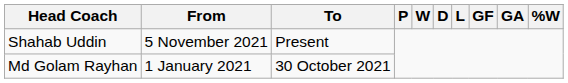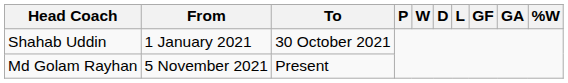(206, 41) 5 November 2021 -> (198, 41) 1 January 2021
(302, 41) Present -> (333, 41) 30 October 2021
(198, 66) 1 January 2021 -> (206, 66) 5 November 2021
(333, 66) 30 October 2021 -> (302, 66) Present
